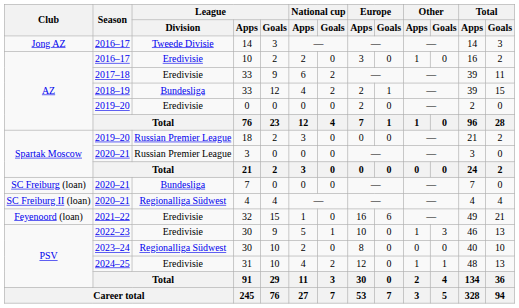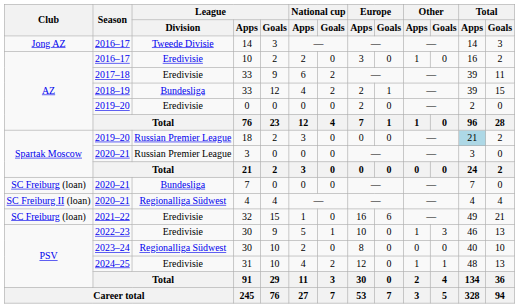(472, 138) no background -> (472, 138) lightblue background
(49, 216) Feyenoord (loan) -> (49, 216) SC Freiburg (loan)
